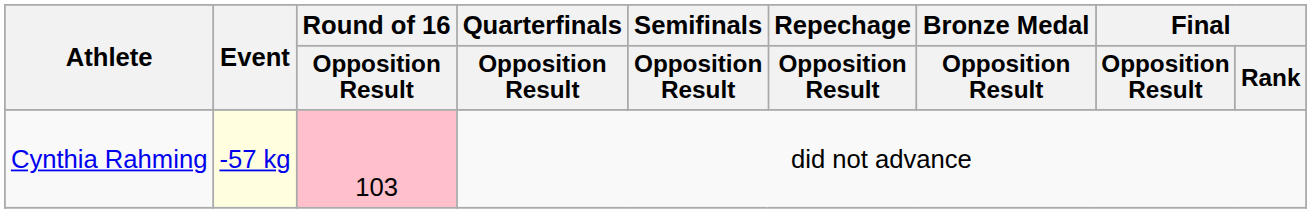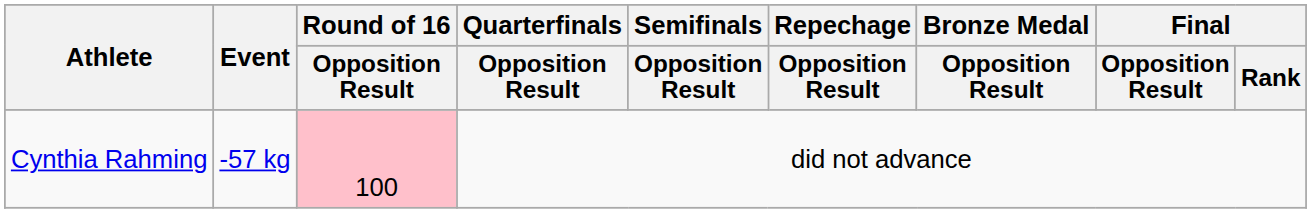(255, 159) lightyellow background -> (255, 159) no background
(377, 188) 103 -> (377, 188) 100
